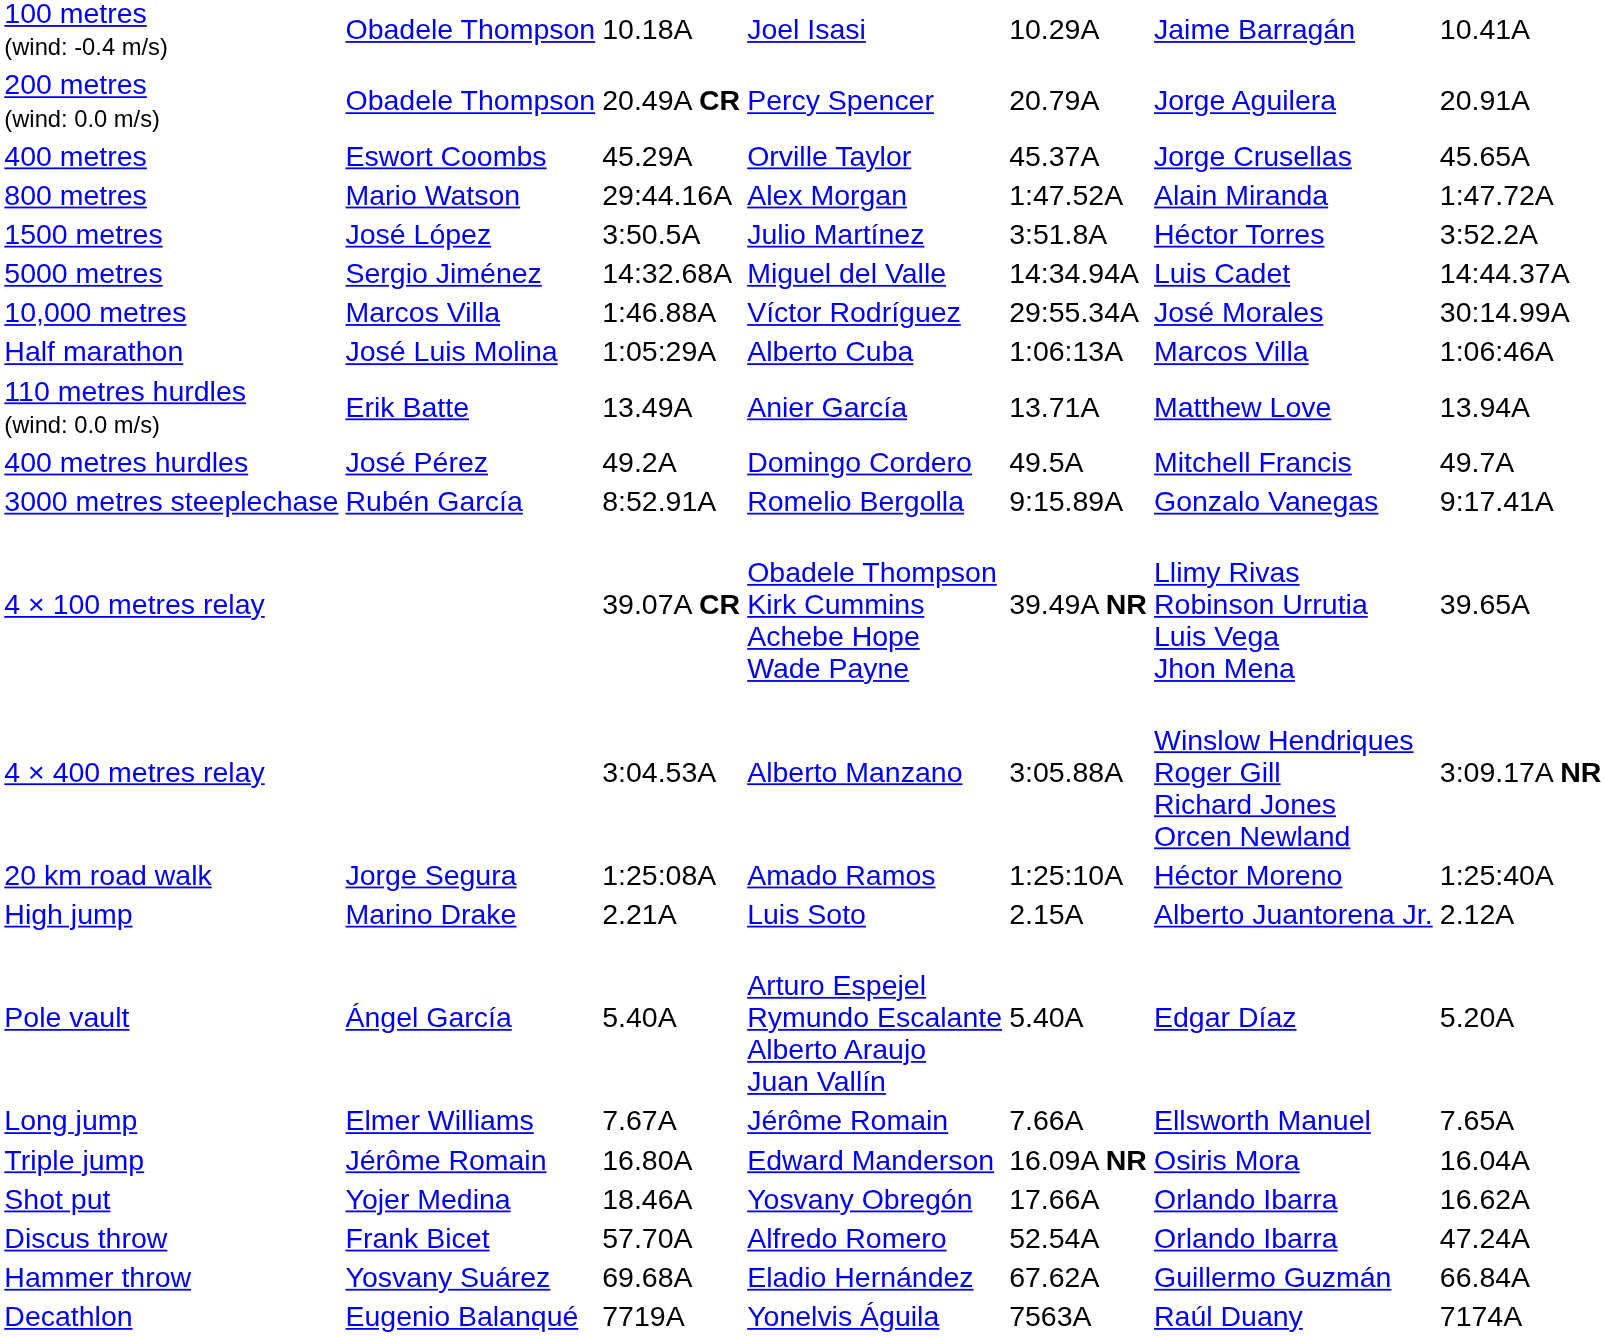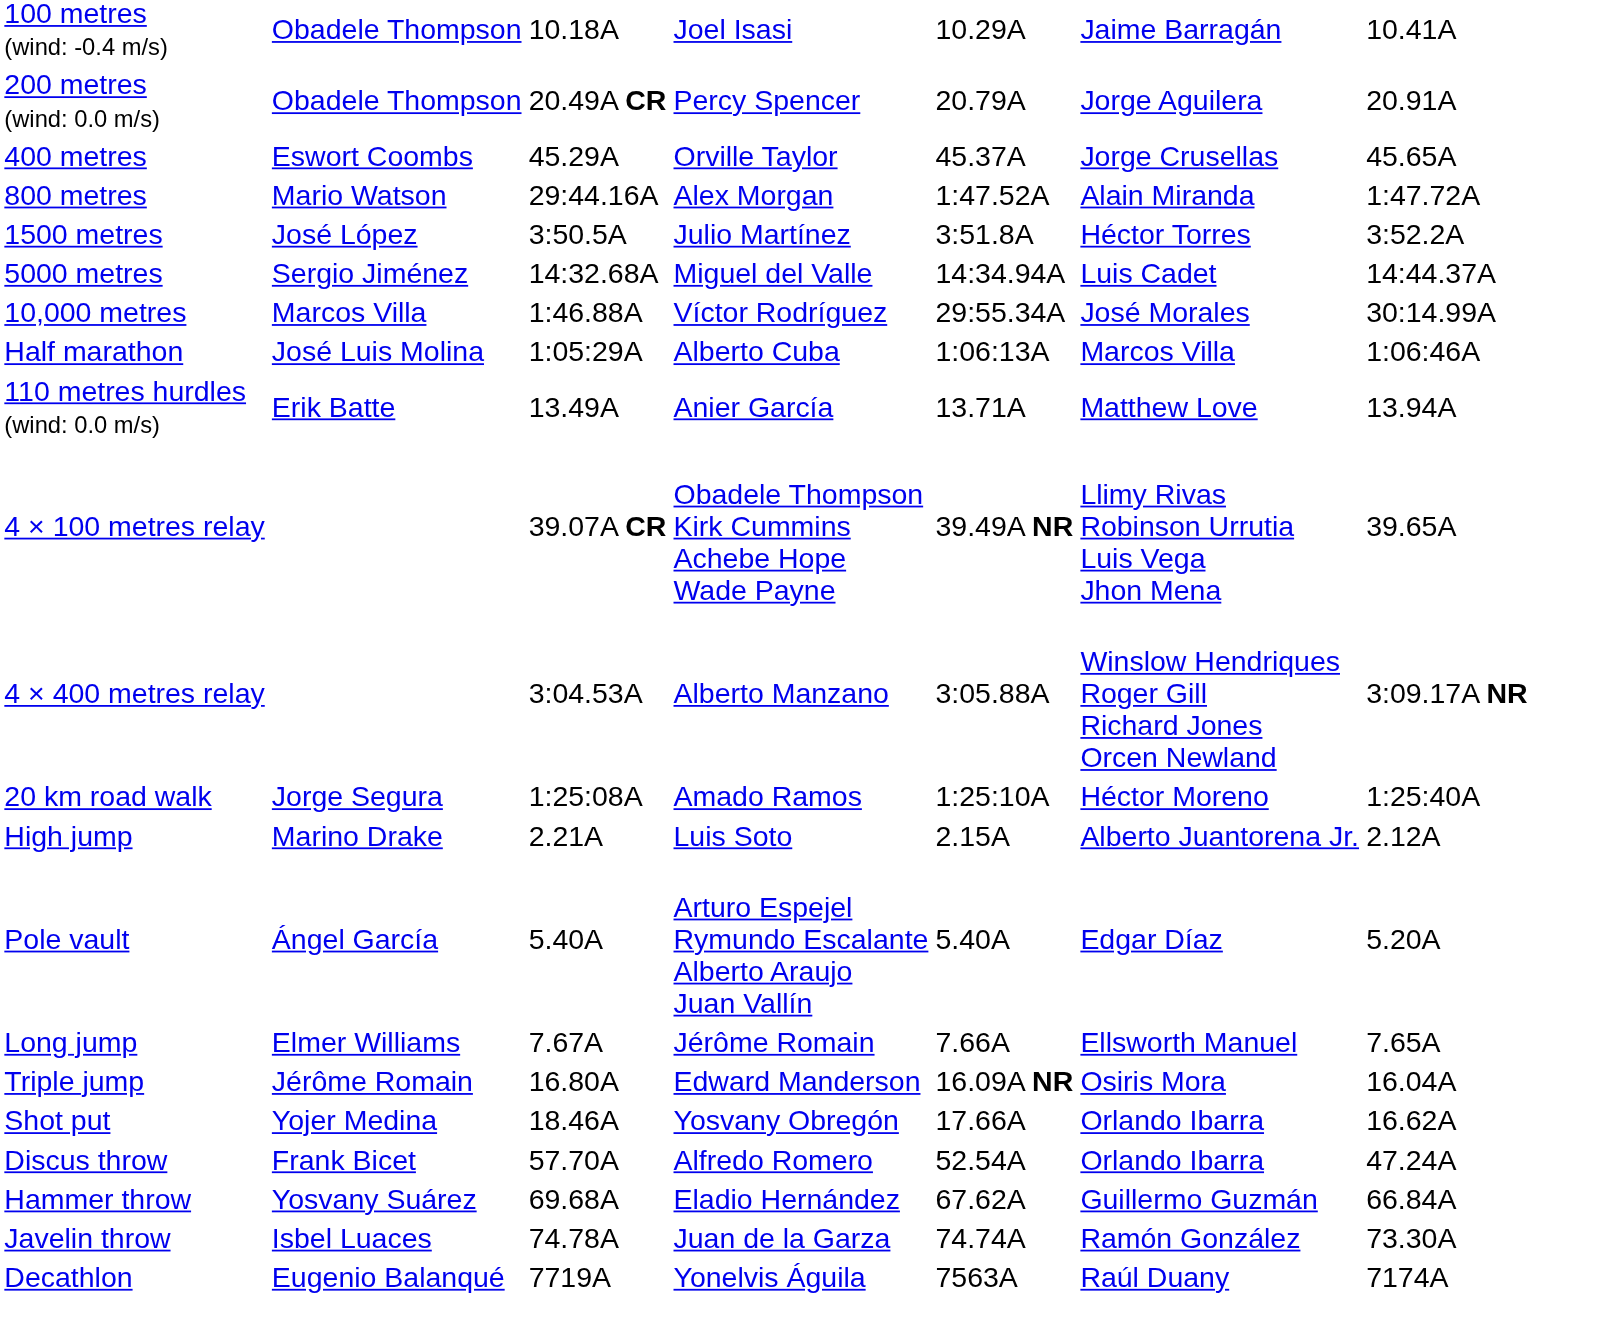- row: (126, 462)
- row: (171, 501)
+ row: (87, 1238)
